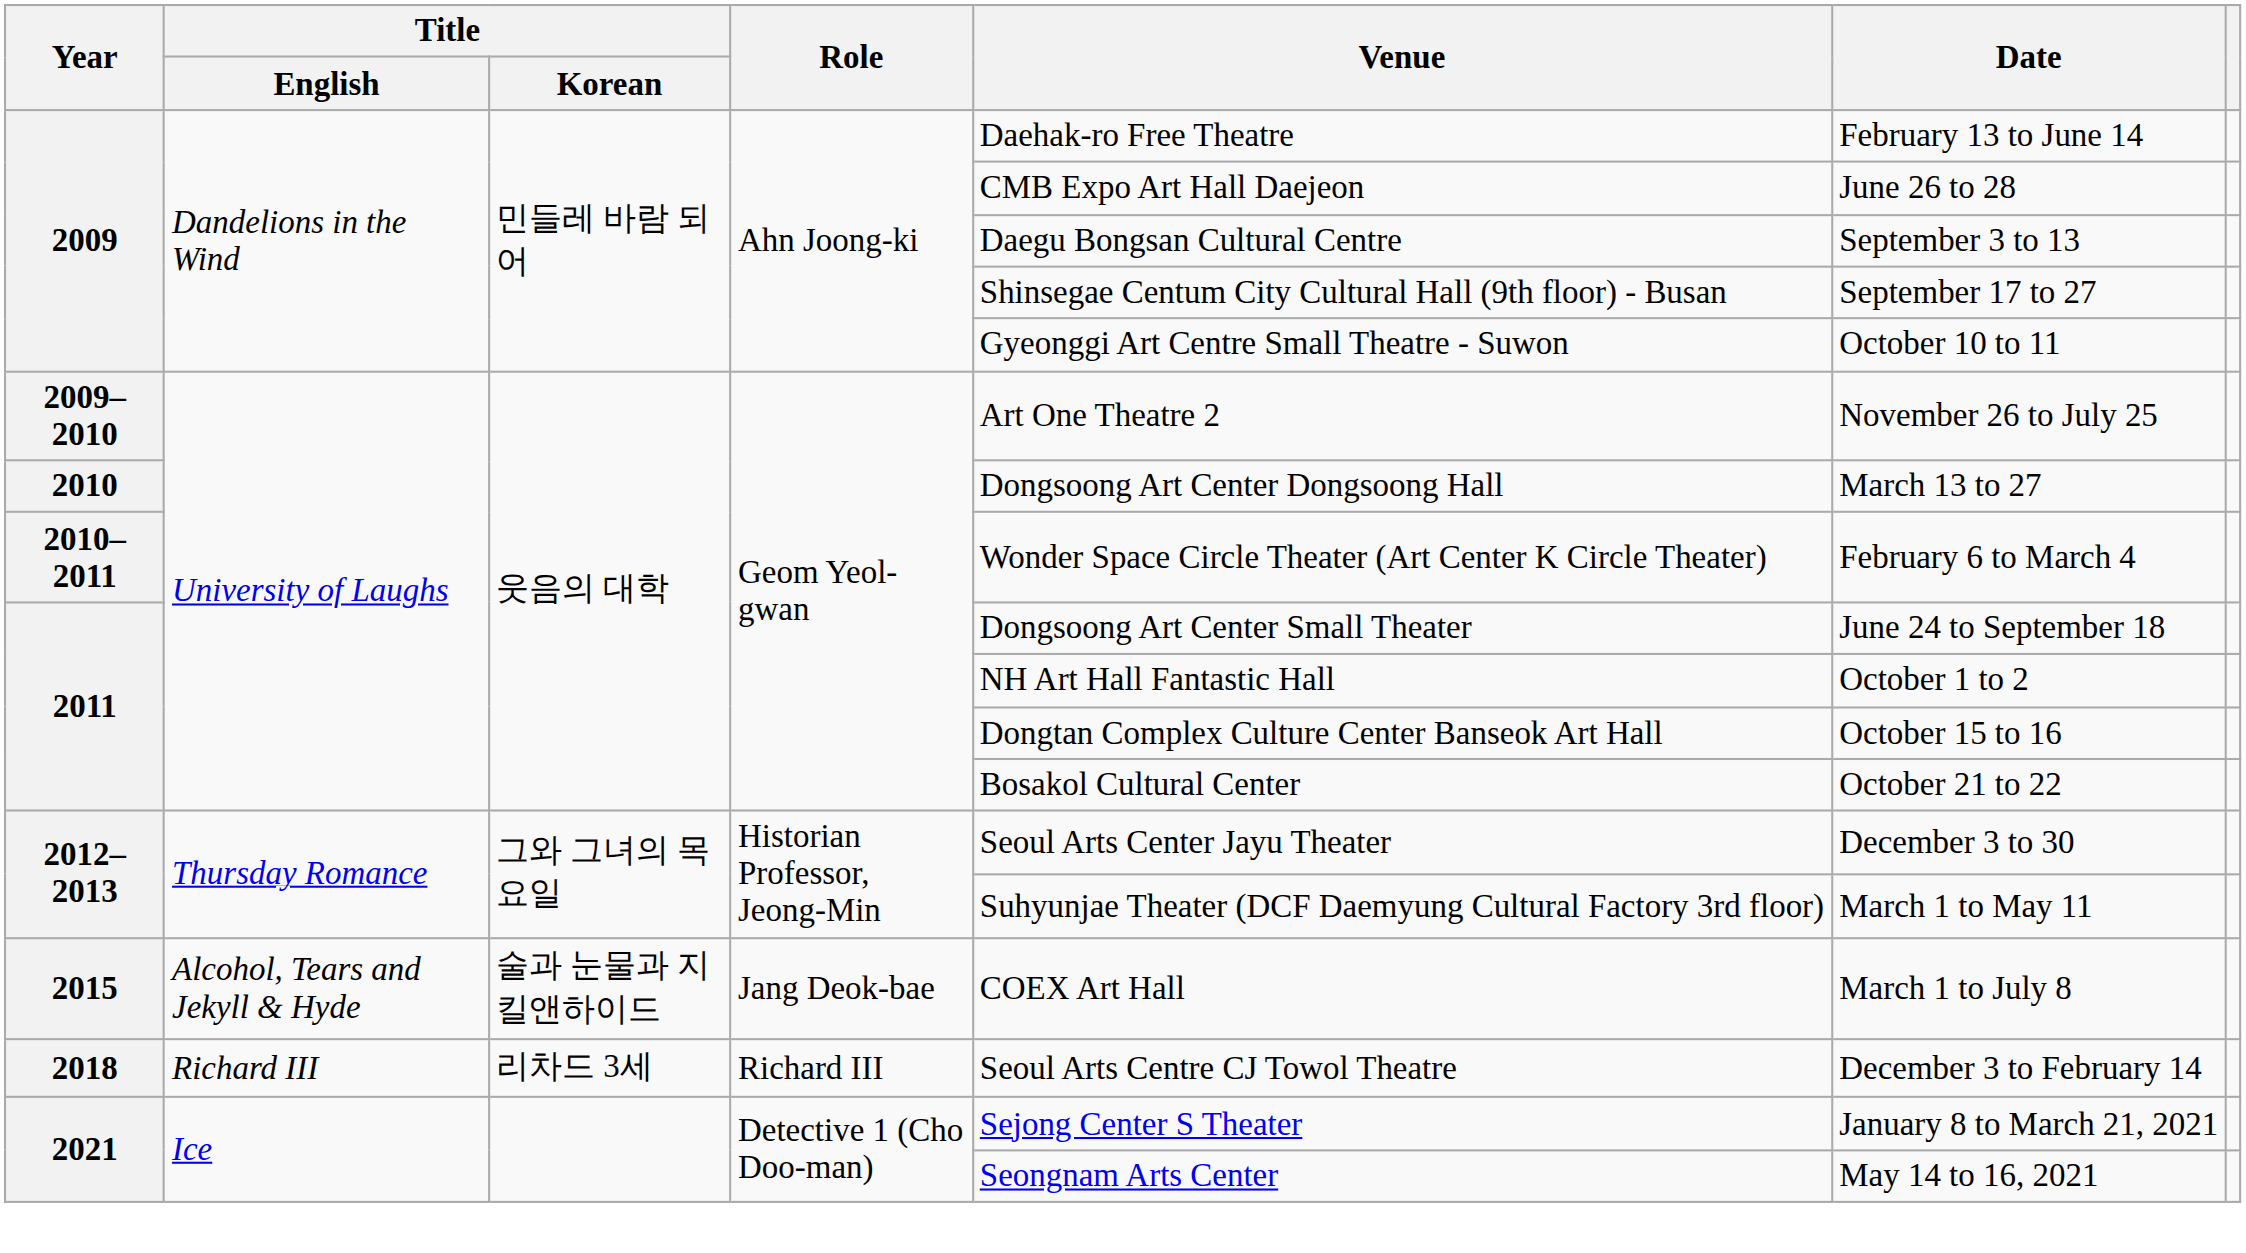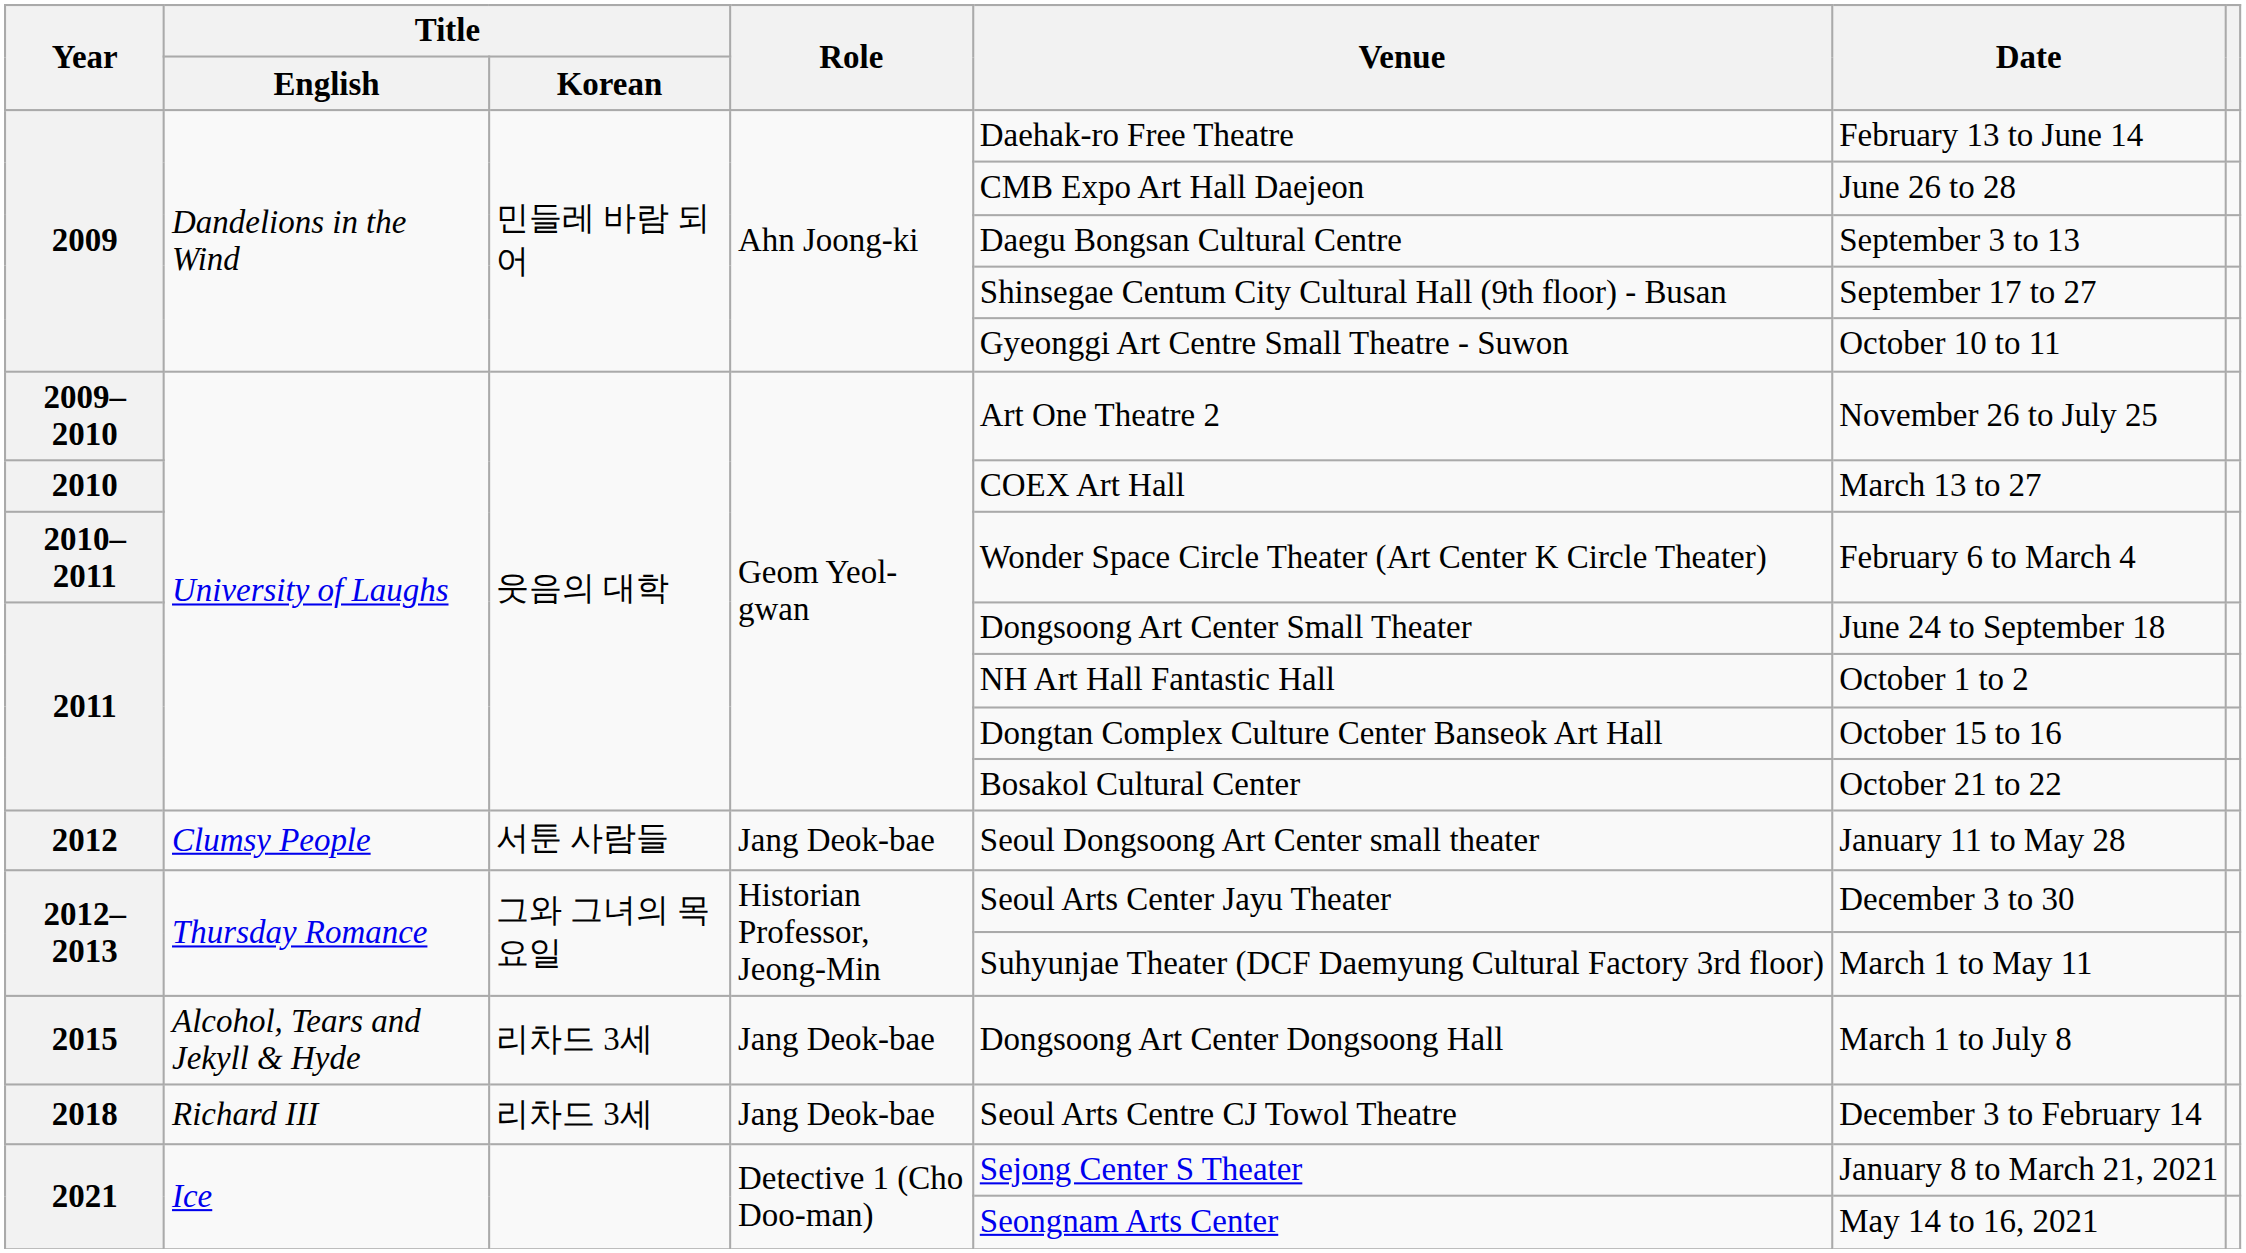(1242, 485) Dongsoong Art Center Dongsoong Hall -> (1082, 485) COEX Art Hall
+ row: (85, 839)
(603, 986) 술과 눈물과 지킬앤하이드 -> (574, 1039) 리차드 3세
(1082, 987) COEX Art Hall -> (1242, 1040) Dongsoong Art Center Dongsoong Hall
(811, 1067) Richard III -> (836, 1113) Jang Deok-bae
